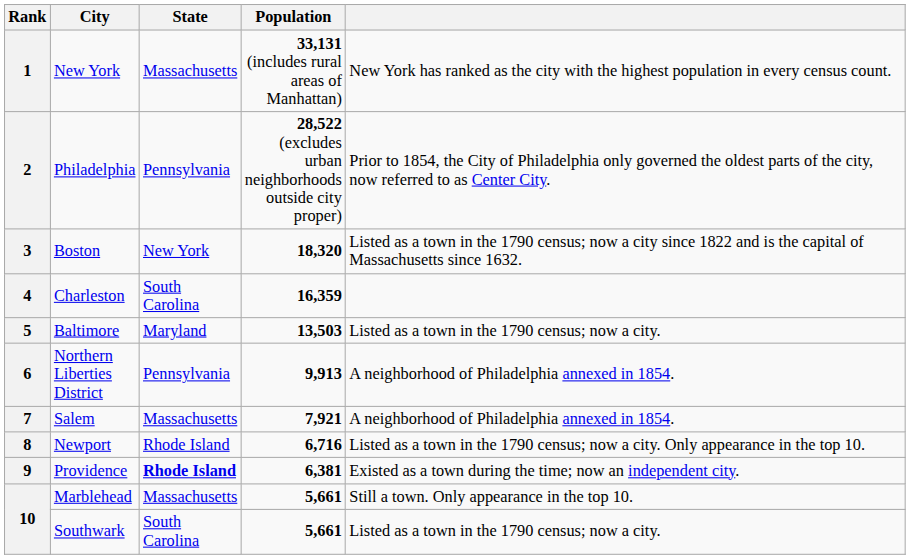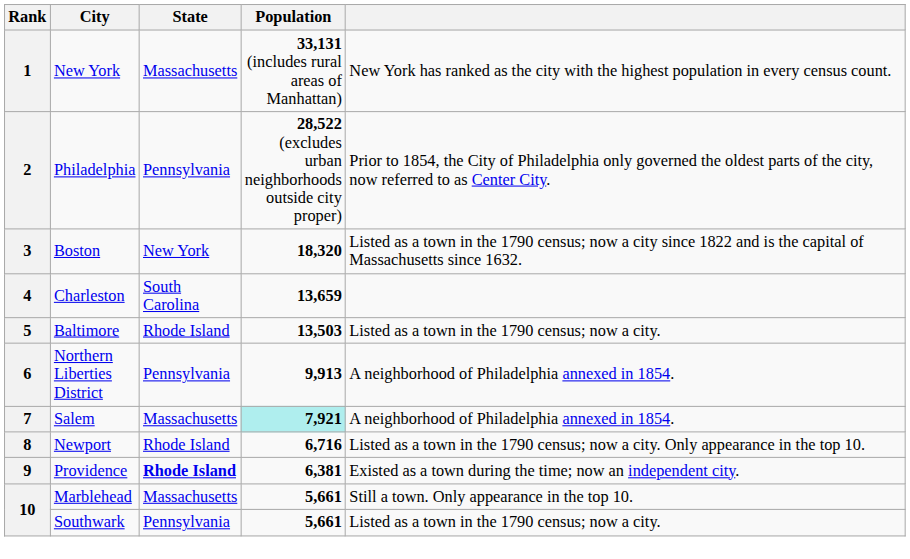(319, 295) 16,359 -> (319, 295) 13,659
(175, 330) Maryland -> (186, 330) Rhode Island
(323, 418) no background -> (323, 418) paleturquoise background
(171, 531) South Carolina -> (187, 522) Pennsylvania
